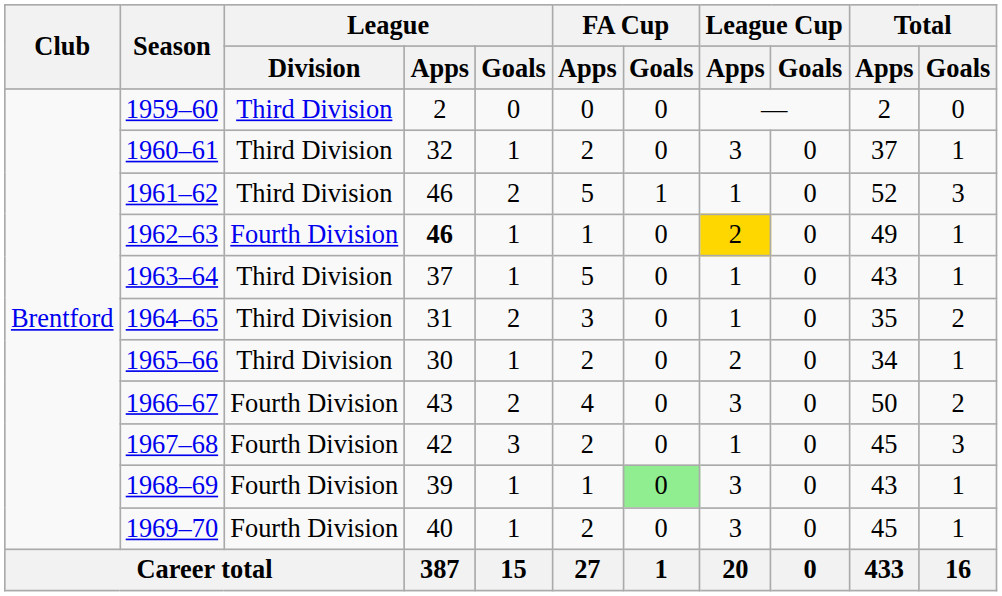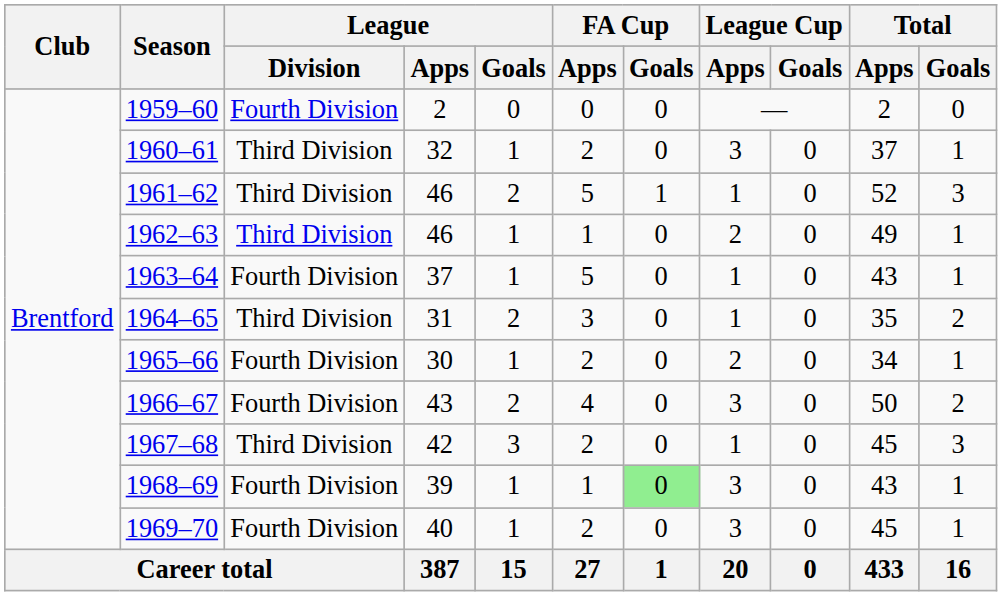(314, 109) Third Division -> (314, 109) Fourth Division
(314, 234) Fourth Division -> (314, 234) Third Division
(440, 234) bold -> (440, 234) normal
(735, 234) gold background -> (735, 234) no background
(314, 276) Third Division -> (314, 276) Fourth Division
(314, 360) Third Division -> (314, 360) Fourth Division
(314, 444) Fourth Division -> (314, 444) Third Division
